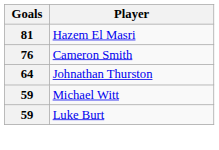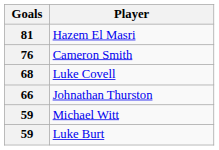+ row: (84, 74)
(27, 74) 64 -> (27, 94) 66
